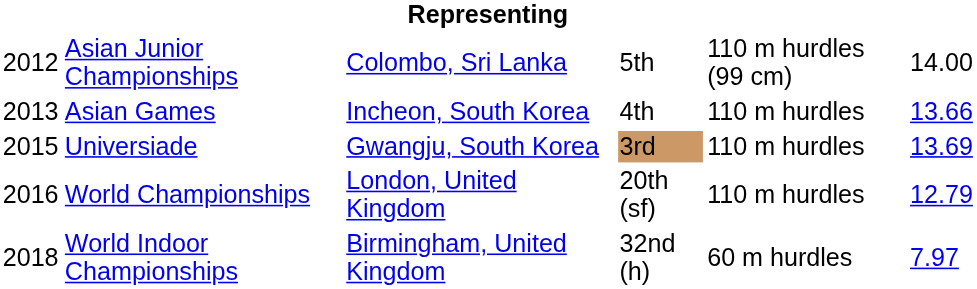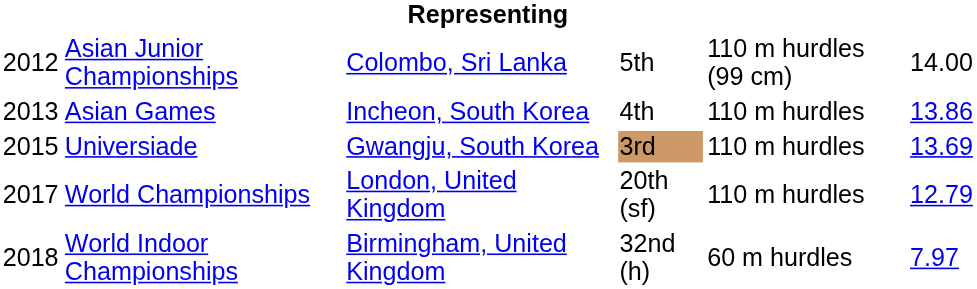(941, 111) 13.66 -> (941, 111) 13.86
(31, 195) 2016 -> (31, 195) 2017
